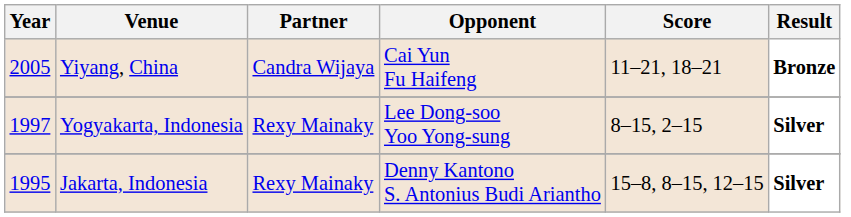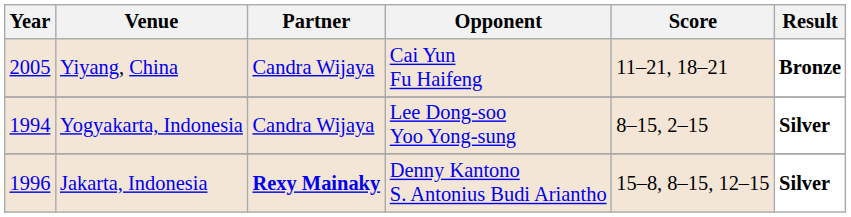(30, 125) 1997 -> (30, 125) 1994
(313, 125) Rexy Mainaky -> (313, 125) Candra Wijaya
(30, 183) 1995 -> (30, 183) 1996
(313, 183) normal -> (316, 183) bold
